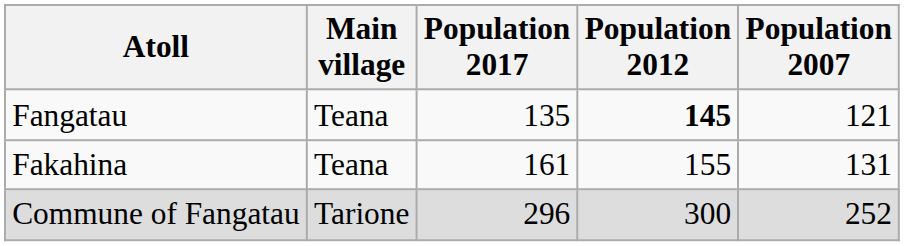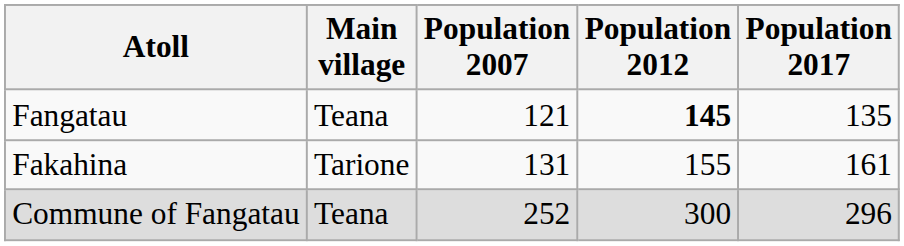columns swapped: (819, 47) <-> (497, 47)
(351, 164) Teana -> (362, 164) Tarione
(362, 213) Tarione -> (351, 213) Teana
